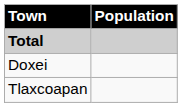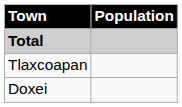rows swapped: (48, 89) <-> (28, 65)
